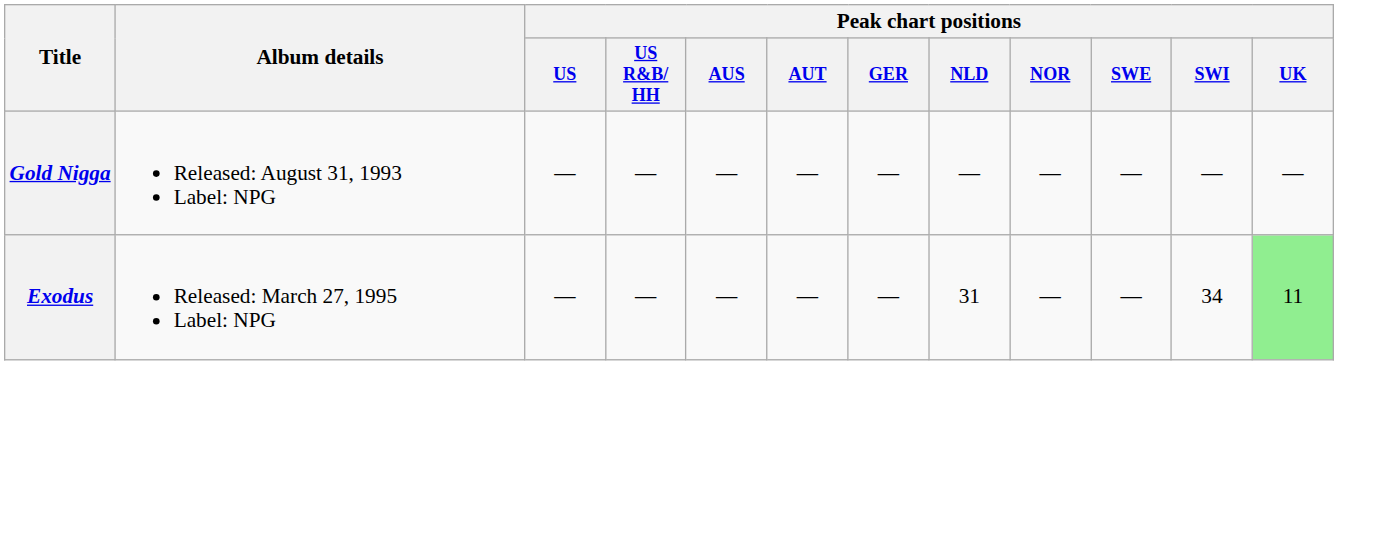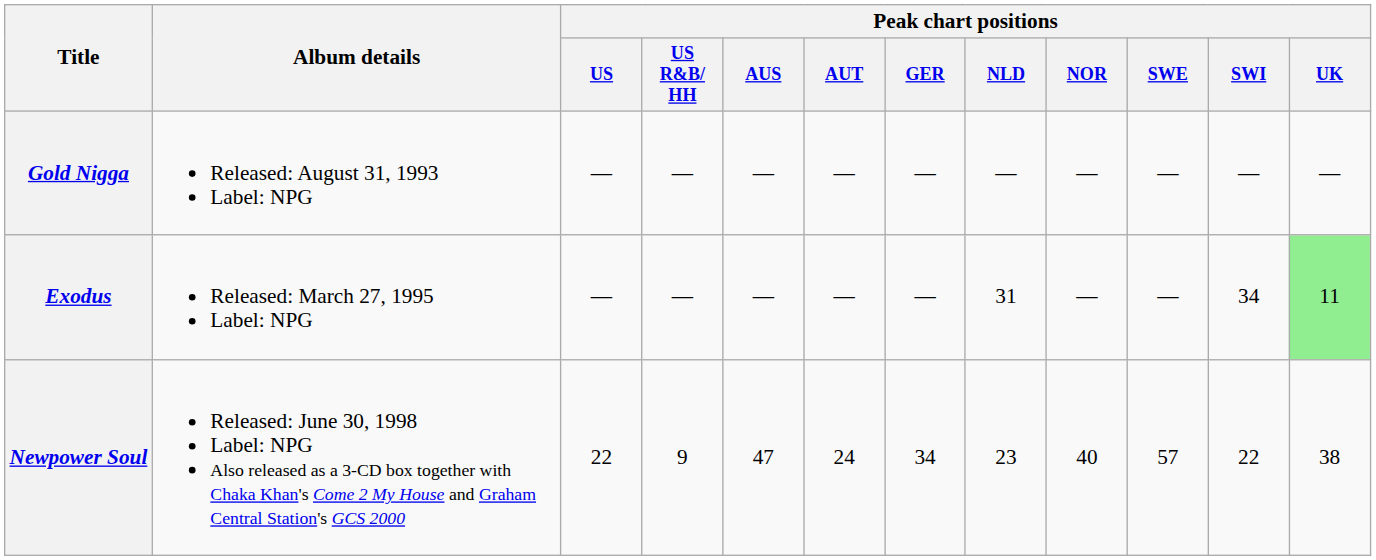+ row: (78, 457)
